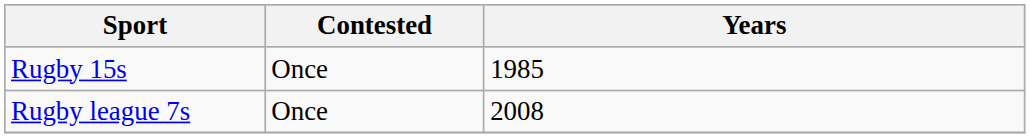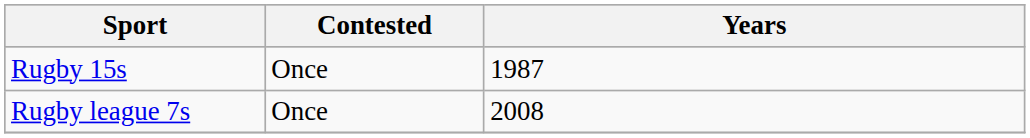(517, 68) 1985 -> (517, 68) 1987
